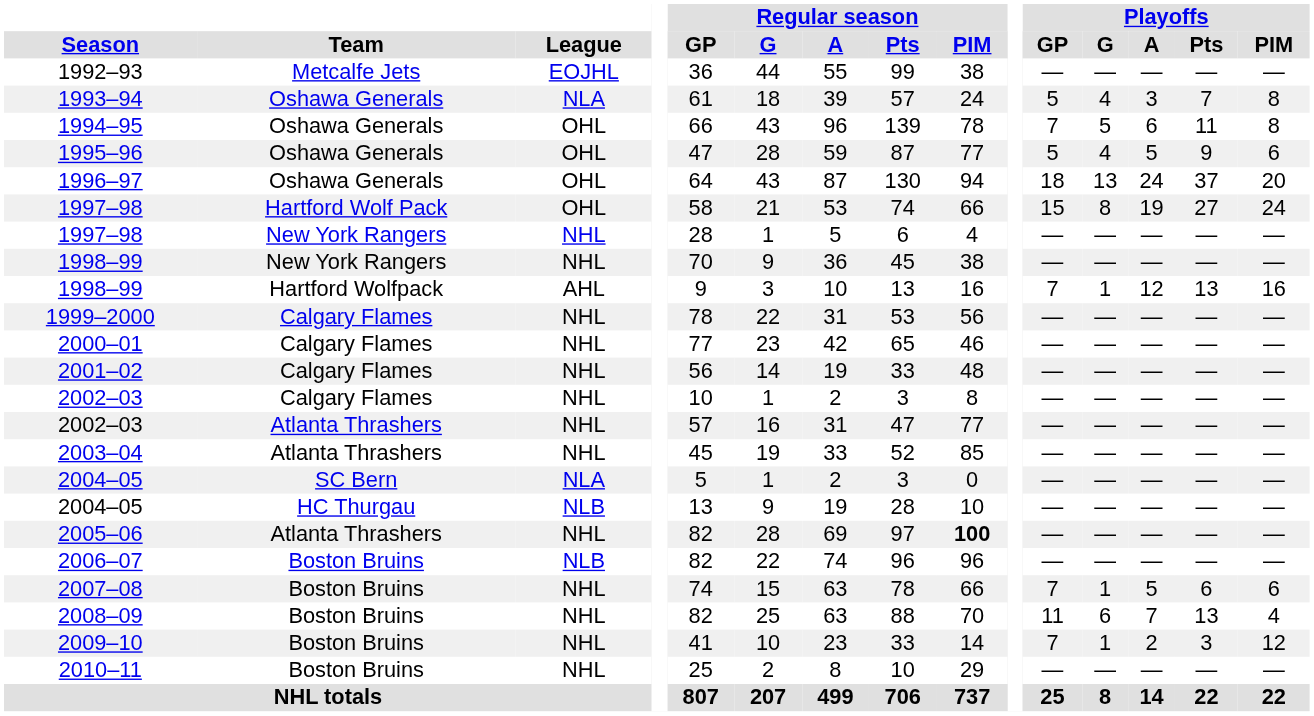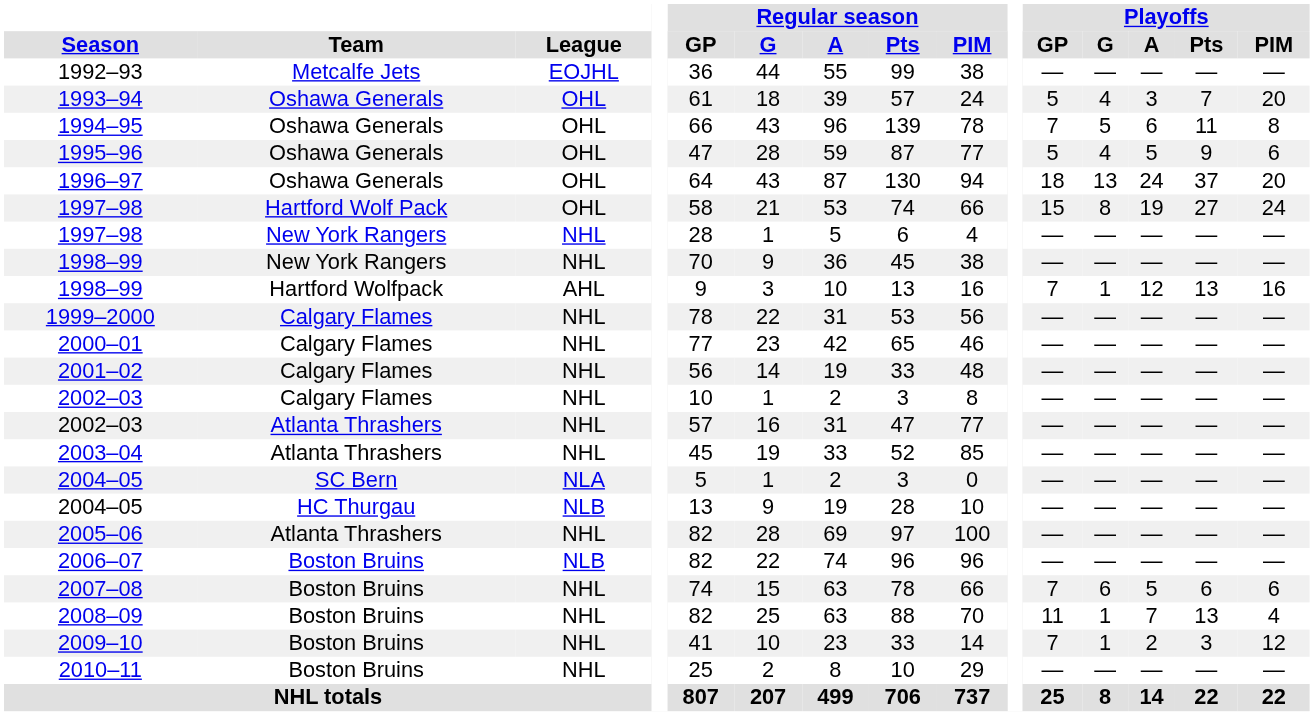(584, 99) NLA -> (584, 99) OHL
(1274, 99) 8 -> (1274, 99) 20
(972, 534) bold -> (972, 534) normal
(1105, 588) 1 -> (1105, 588) 6
(1105, 615) 6 -> (1105, 615) 1
